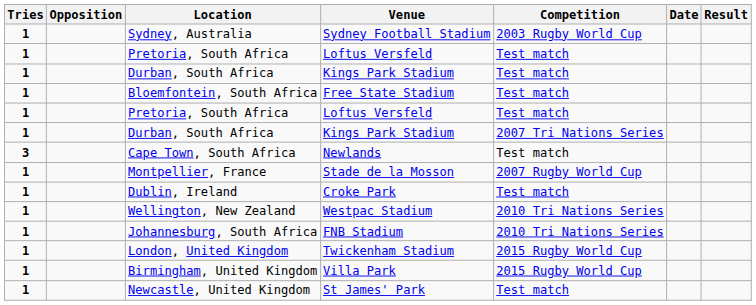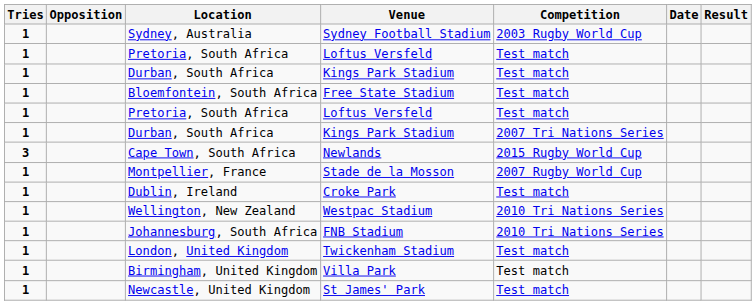(533, 152) Test match -> (569, 152) 2015 Rugby World Cup
(569, 251) 2015 Rugby World Cup -> (533, 251) Test match
(569, 270) 2015 Rugby World Cup -> (533, 270) Test match
